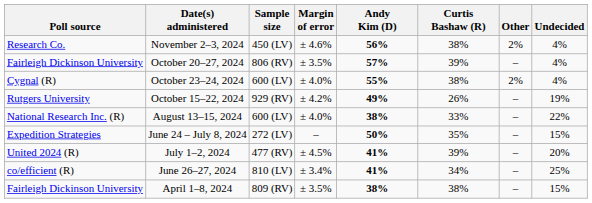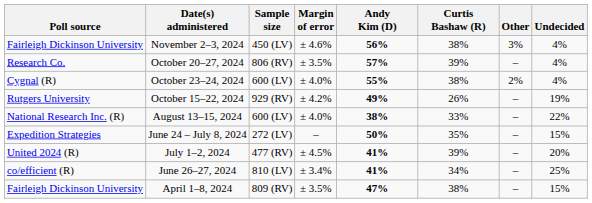(36, 44) Research Co. -> (75, 44) Fairleigh Dickinson University
(516, 44) 2% -> (516, 44) 3%
(75, 62) Fairleigh Dickinson University -> (36, 62) Research Co.
(377, 189) 38% -> (377, 189) 47%
